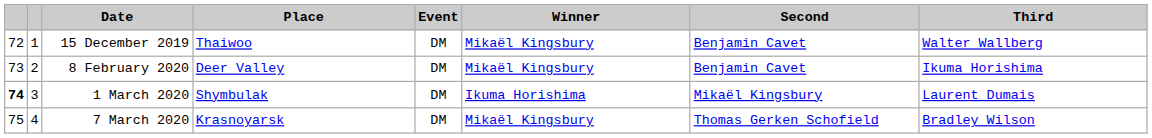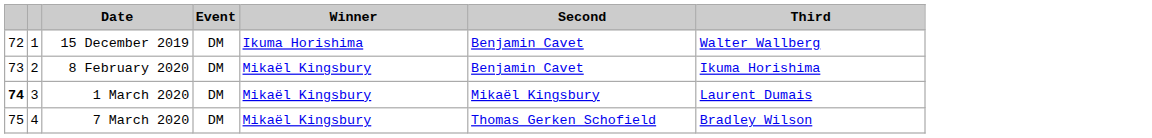- column: (304, 18)
(529, 43) Mikaël Kingsbury -> (303, 43) Ikuma Horishima
(525, 95) Ikuma Horishima -> (307, 95) Mikaël Kingsbury
